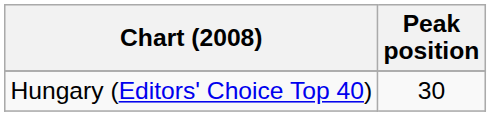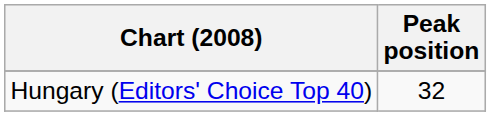(431, 90) 30 -> (431, 90) 32
